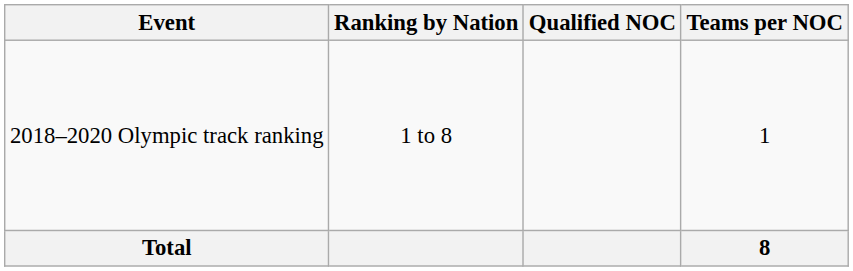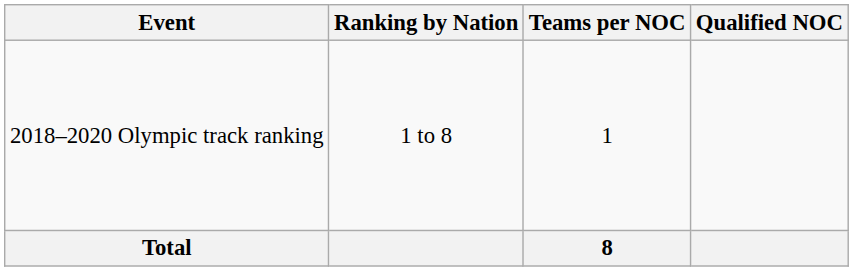columns swapped: (602, 22) <-> (765, 22)
